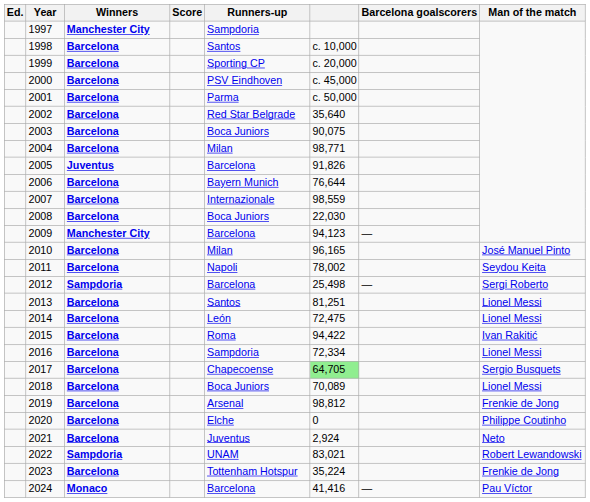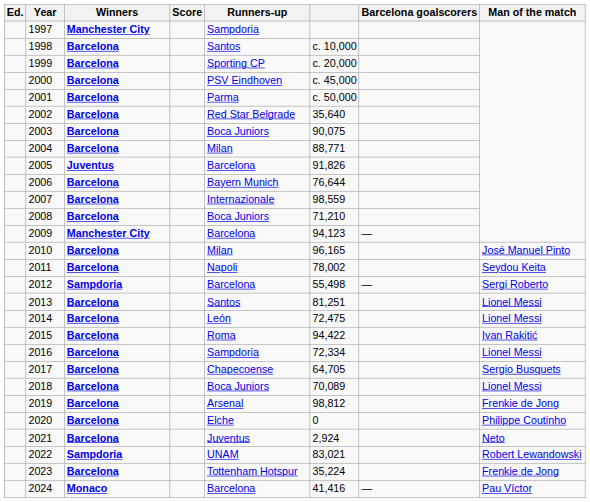(329, 149) 98,771 -> (329, 149) 88,771
(329, 217) 22,030 -> (329, 217) 71,210
(329, 285) 25,498 -> (329, 285) 55,498
(329, 370) lightgreen background -> (329, 370) no background
